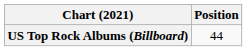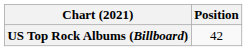(216, 35) 44 -> (216, 35) 42
